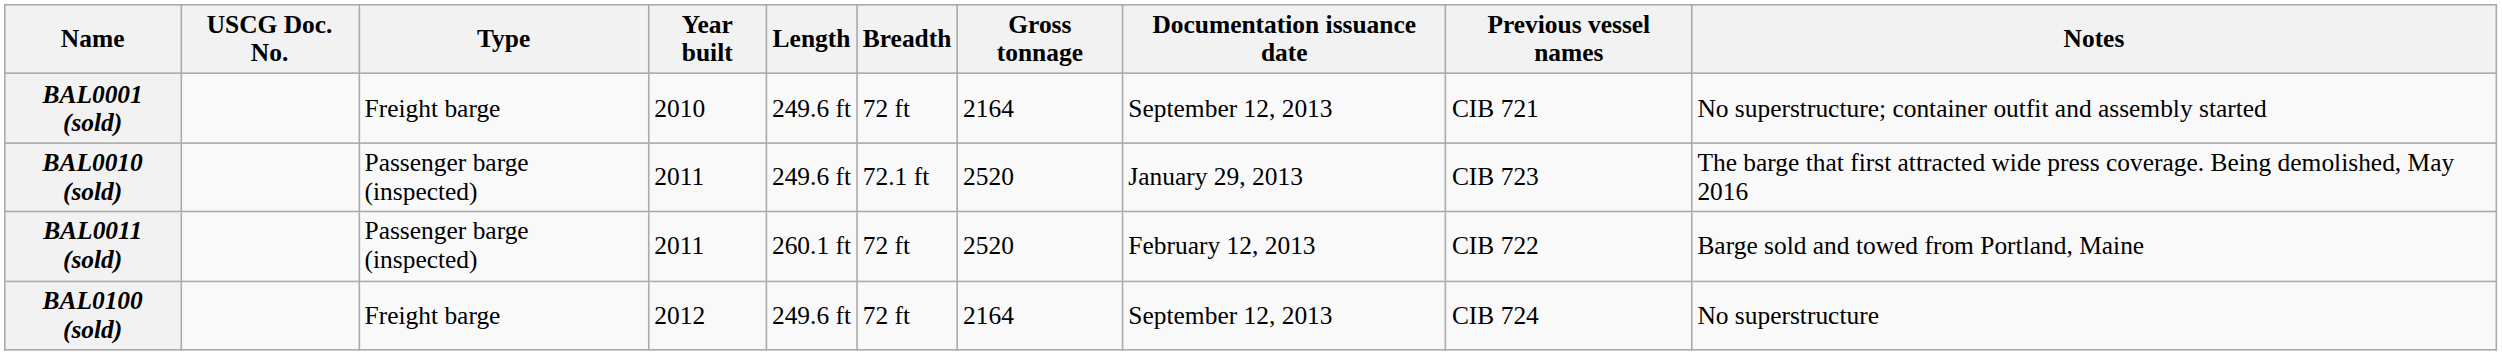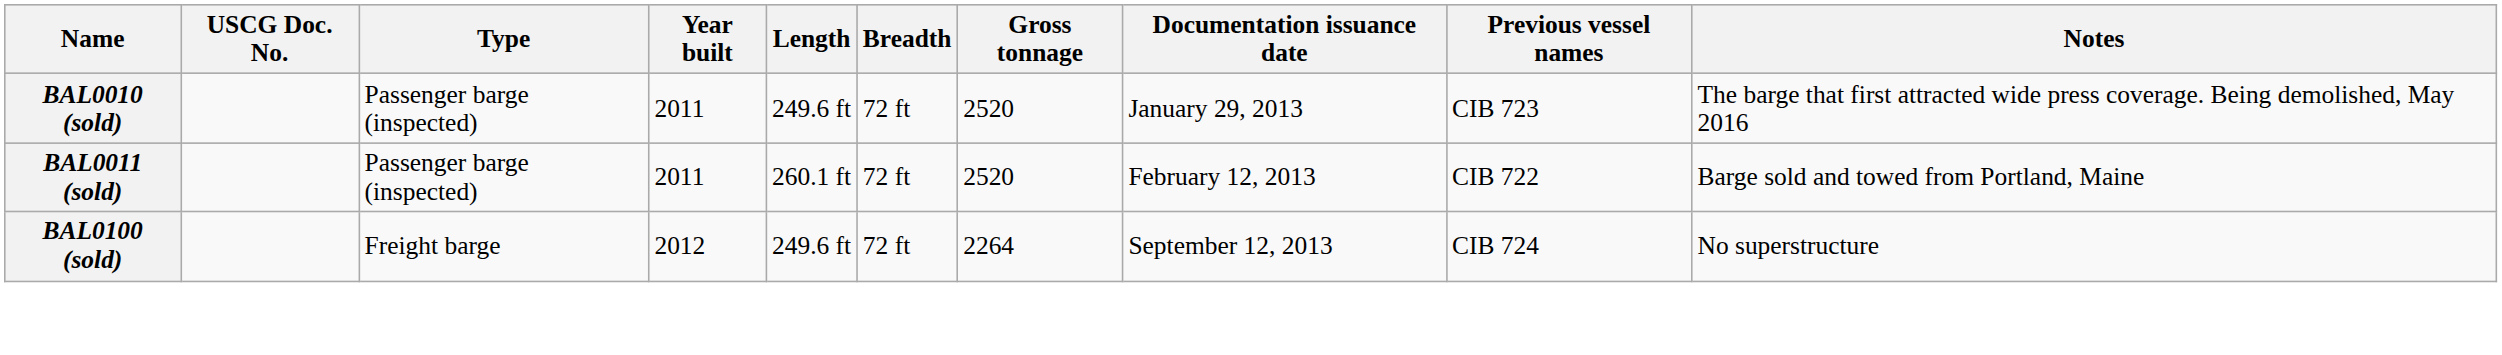- row: (93, 107)
(896, 176) 72.1 ft -> (887, 107) 72 ft
(989, 314) 2164 -> (989, 245) 2264
